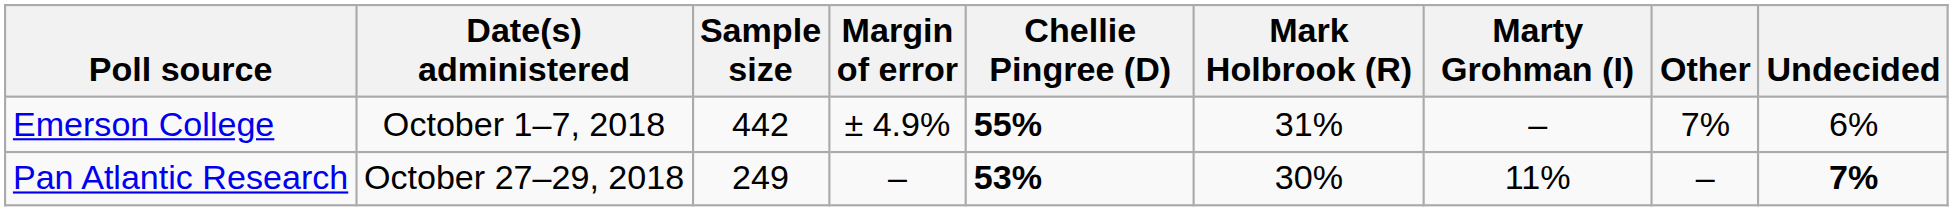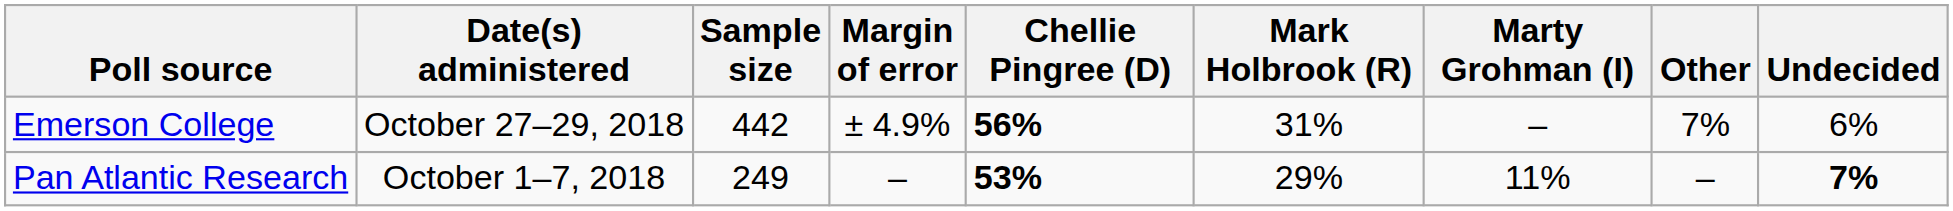(524, 123) October 1–7, 2018 -> (524, 123) October 27–29, 2018
(1008, 123) 55% -> (1008, 123) 56%
(524, 177) October 27–29, 2018 -> (524, 177) October 1–7, 2018
(1309, 177) 30% -> (1309, 177) 29%
